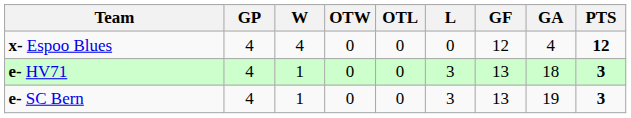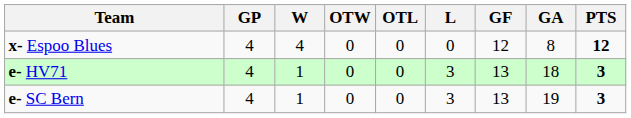(551, 44) 4 -> (551, 44) 8
